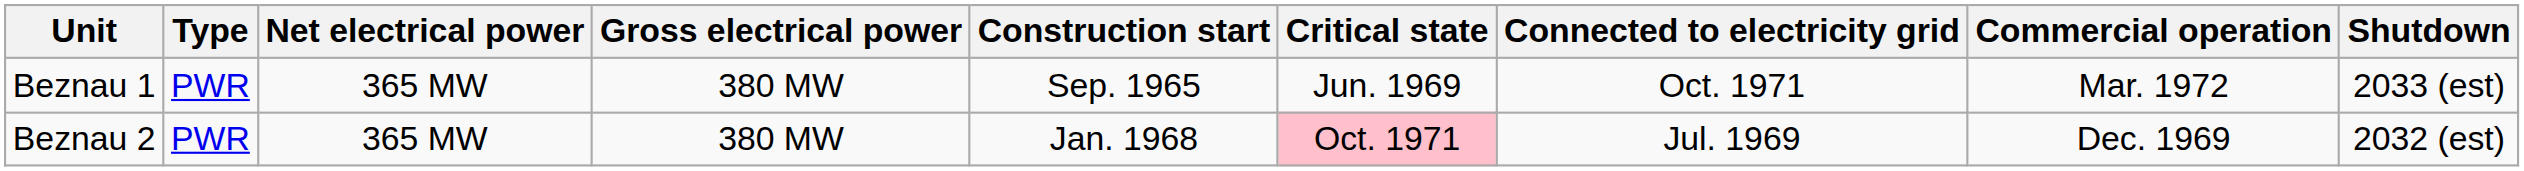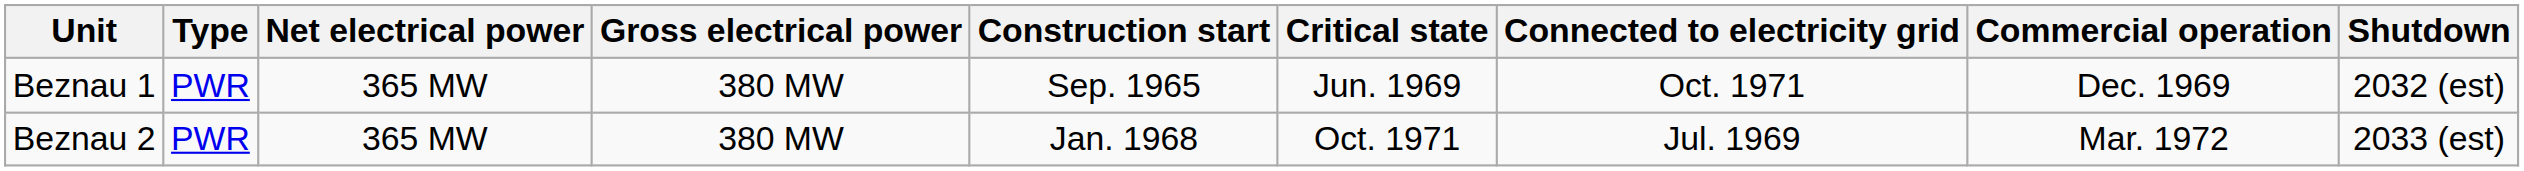(2154, 84) Mar. 1972 -> (2154, 84) Dec. 1969
(2429, 84) 2033 (est) -> (2429, 84) 2032 (est)
(1387, 138) pink background -> (1387, 138) no background
(2154, 138) Dec. 1969 -> (2154, 138) Mar. 1972
(2429, 138) 2032 (est) -> (2429, 138) 2033 (est)
